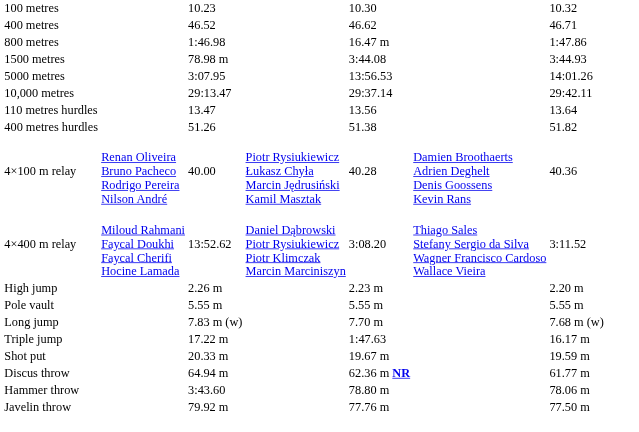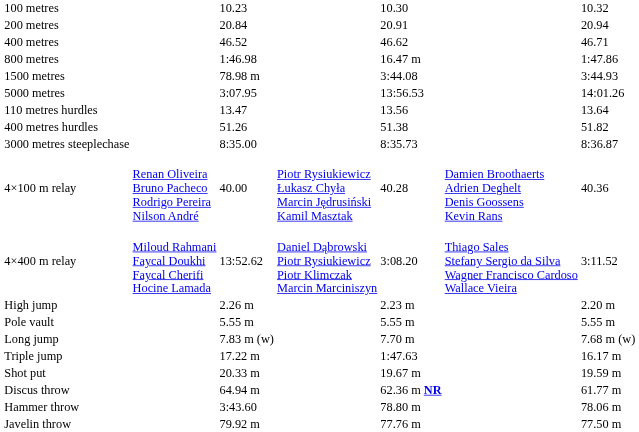+ row: (32, 25)
- row: (39, 93)
+ row: (67, 143)
